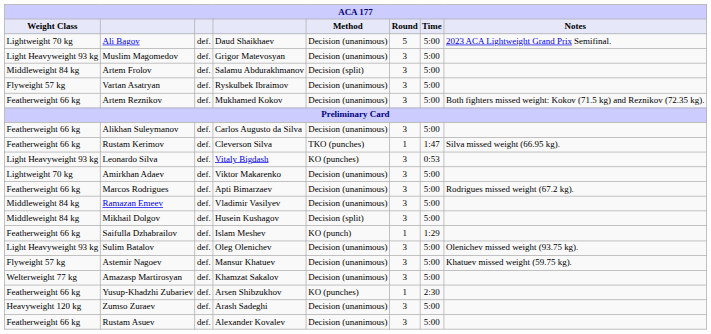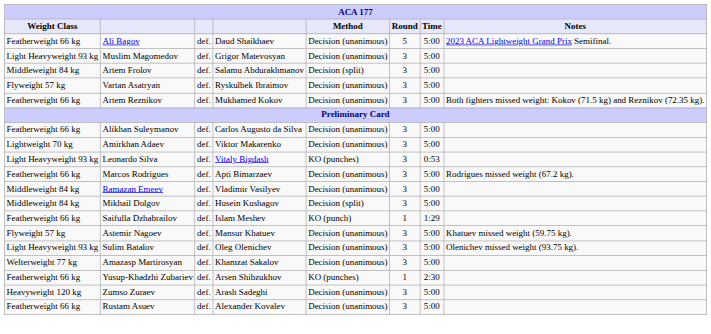(40, 41) Lightweight 70 kg -> (43, 41) Featherweight 66 kg
- row: (133, 144)
rows swapped: (130, 159) <-> (133, 174)
rows swapped: (132, 262) <-> (128, 247)
